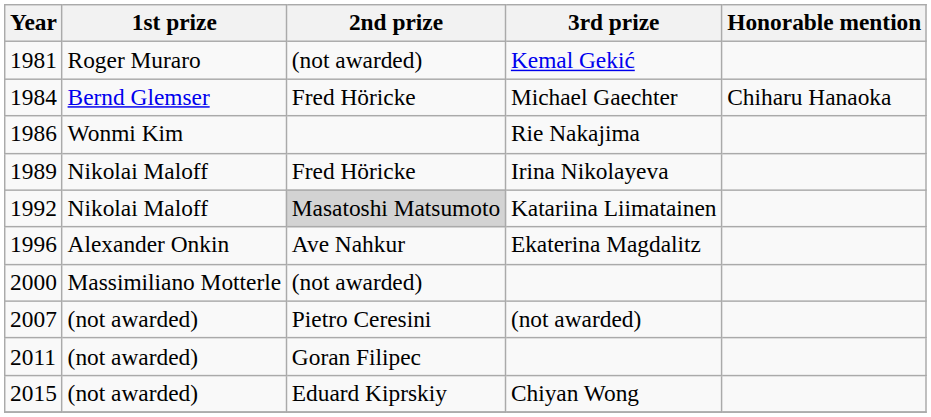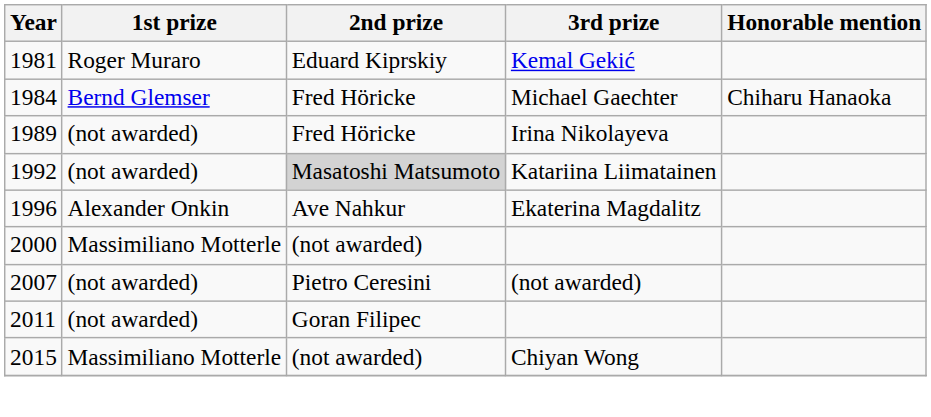(357, 60) (not awarded) -> (369, 60) Eduard Kiprskiy
- row: (33, 134)
(138, 171) Nikolai Maloff -> (133, 134) (not awarded)
(138, 208) Nikolai Maloff -> (133, 171) (not awarded)
(133, 393) (not awarded) -> (174, 356) Massimiliano Motterle
(369, 393) Eduard Kiprskiy -> (357, 356) (not awarded)
